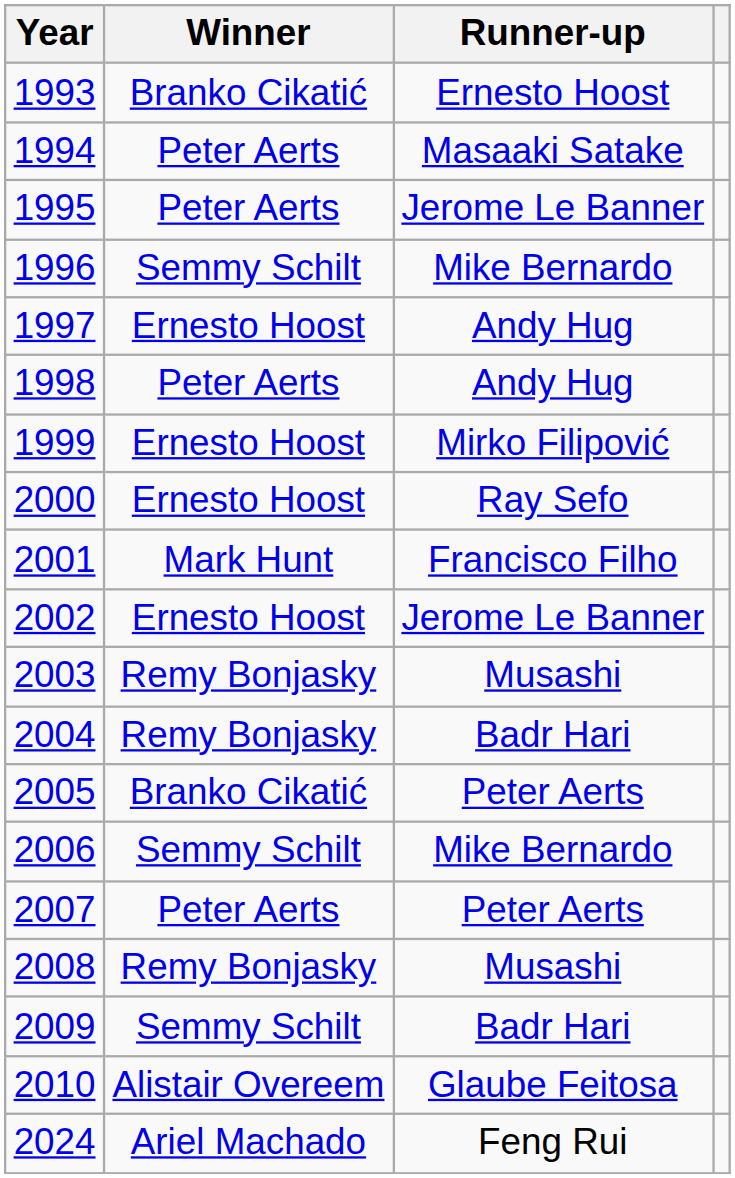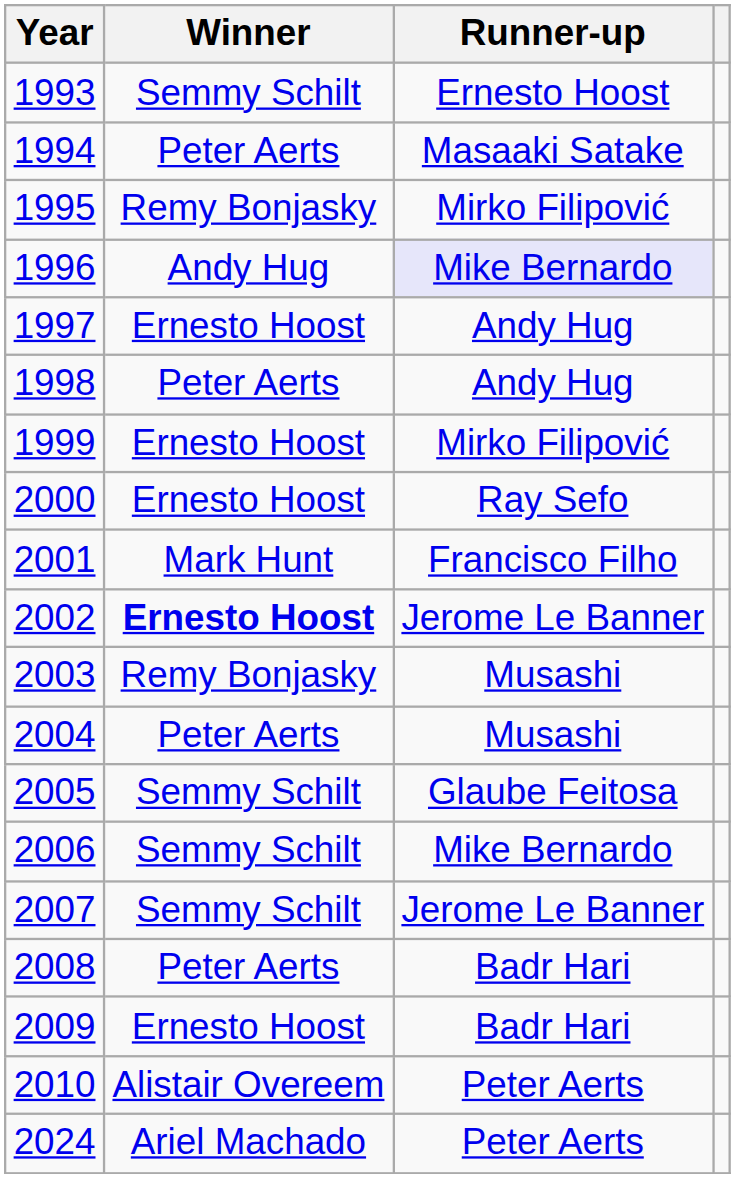(248, 92) Branko Cikatić -> (248, 92) Semmy Schilt
(248, 208) Peter Aerts -> (248, 208) Remy Bonjasky
(553, 208) Jerome Le Banner -> (553, 208) Mirko Filipović
(248, 267) Semmy Schilt -> (248, 267) Andy Hug
(553, 267) no background -> (553, 267) lavender background
(248, 617) normal -> (248, 617) bold
(248, 734) Remy Bonjasky -> (248, 734) Peter Aerts
(553, 734) Badr Hari -> (553, 734) Musashi
(248, 792) Branko Cikatić -> (248, 792) Semmy Schilt
(553, 792) Peter Aerts -> (553, 792) Glaube Feitosa
(248, 909) Peter Aerts -> (248, 909) Semmy Schilt
(553, 909) Peter Aerts -> (553, 909) Jerome Le Banner
(248, 967) Remy Bonjasky -> (248, 967) Peter Aerts
(553, 967) Musashi -> (553, 967) Badr Hari
(248, 1025) Semmy Schilt -> (248, 1025) Ernesto Hoost
(553, 1084) Glaube Feitosa -> (553, 1084) Peter Aerts
(553, 1142) Feng Rui -> (553, 1142) Peter Aerts
